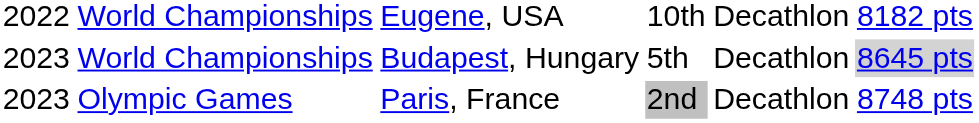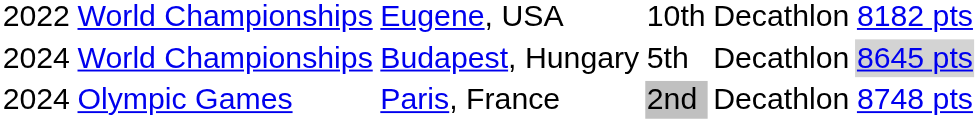(36, 57) 2023 -> (36, 57) 2024
(36, 99) 2023 -> (36, 99) 2024
